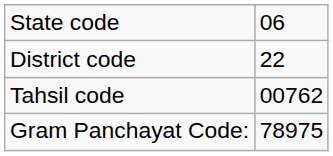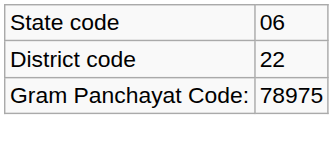- row: (67, 95)
